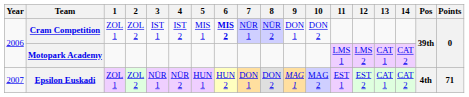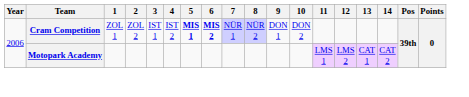(203, 30) normal -> (191, 30) bold
- row: (65, 79)
